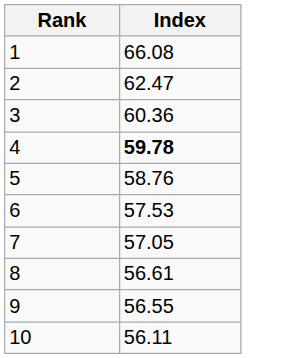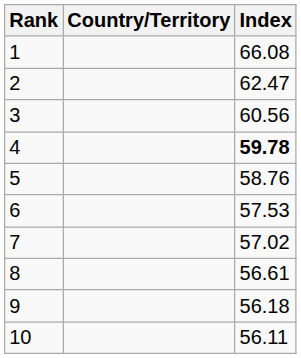+ column: (149, 20)
(149, 115) 60.36 -> (265, 115) 60.56
(149, 242) 57.05 -> (265, 242) 57.02
(149, 305) 56.55 -> (265, 305) 56.18
